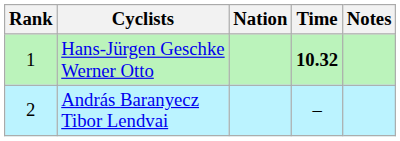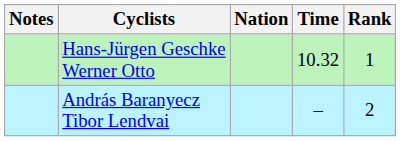columns swapped: (31, 19) <-> (369, 19)
(317, 59) bold -> (318, 59) normal
